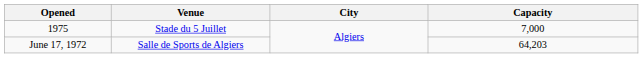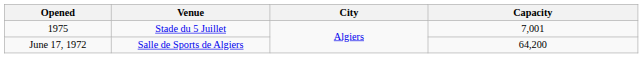(533, 28) 7,000 -> (533, 28) 7,001
(533, 45) 64,203 -> (533, 45) 64,200
